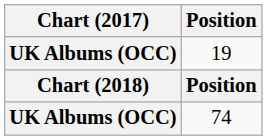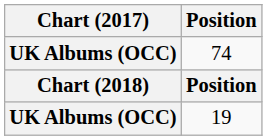rows swapped: (221, 53) <-> (221, 118)
